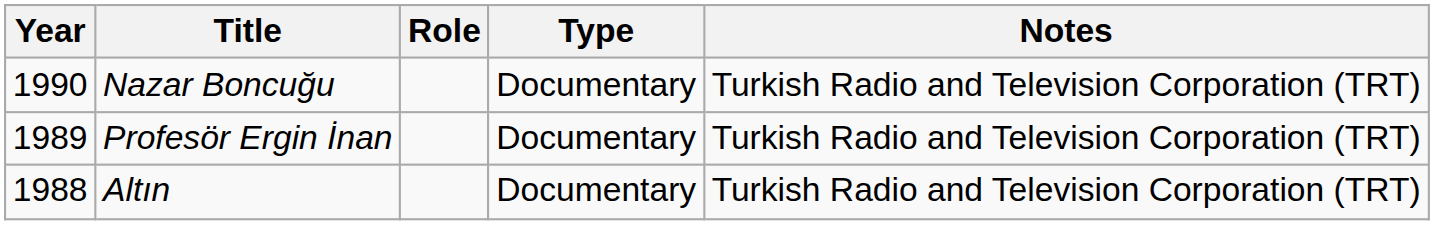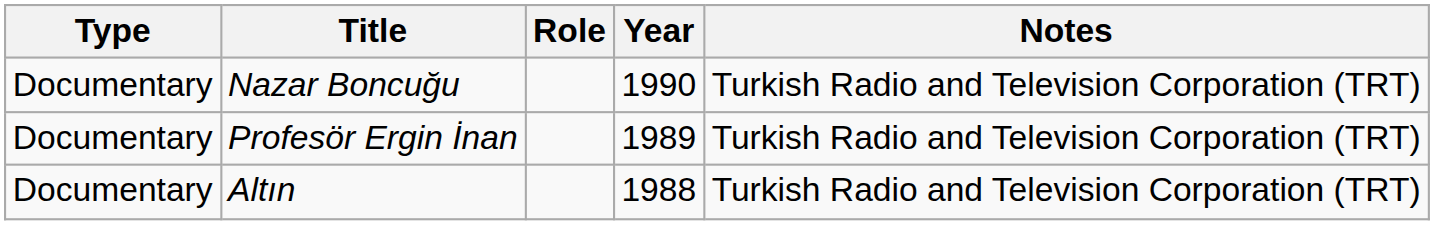columns swapped: (50, 31) <-> (596, 31)
